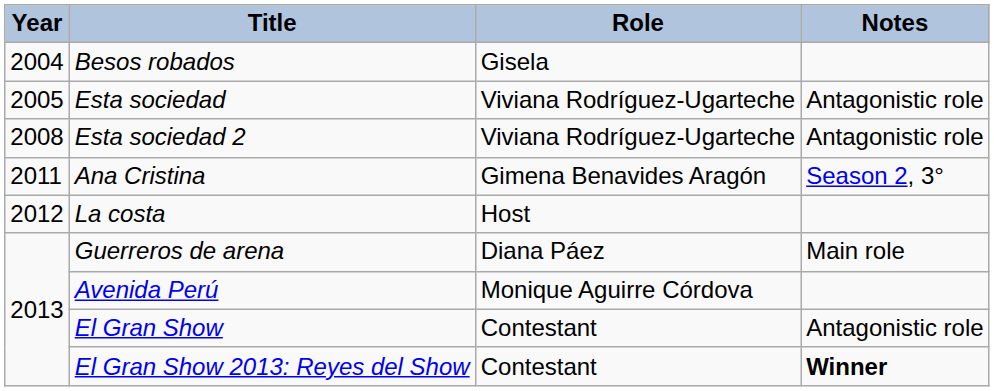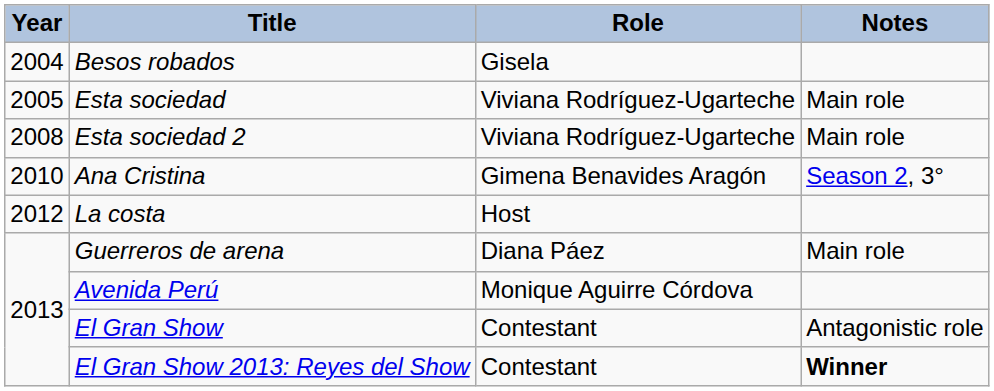(895, 99) Antagonistic role -> (856, 99) Main role
(895, 137) Antagonistic role -> (856, 137) Main role
(36, 175) 2011 -> (37, 175) 2010
